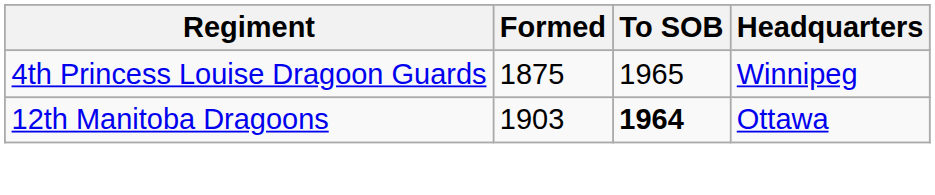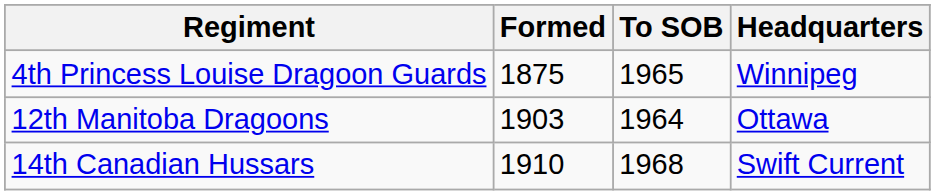(652, 119) bold -> (652, 119) normal
+ row: (163, 165)
